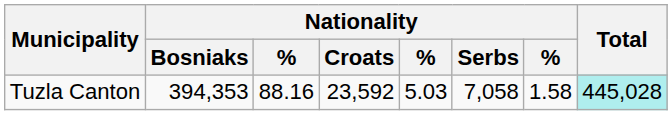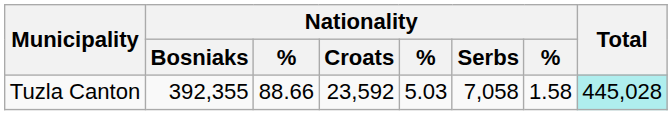(209, 92) 394,353 -> (209, 92) 392,355
(286, 92) 88.16 -> (286, 92) 88.66
